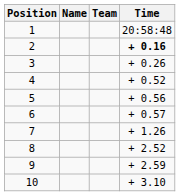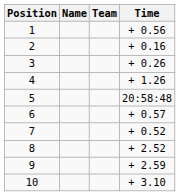(147, 30) 20:58:48 -> (147, 30) + 0.56
(147, 47) bold -> (147, 47) normal
(147, 81) + 0.52 -> (147, 81) + 1.26
(147, 98) + 0.56 -> (147, 98) 20:58:48
(147, 132) + 1.26 -> (147, 132) + 0.52
